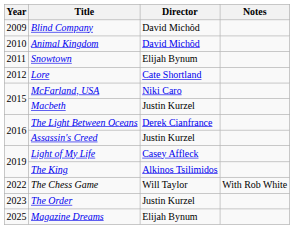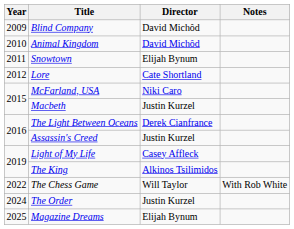(17, 201) 2023 -> (17, 201) 2024
